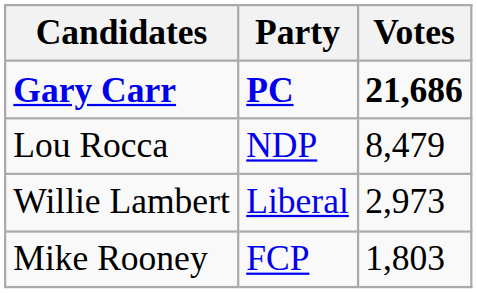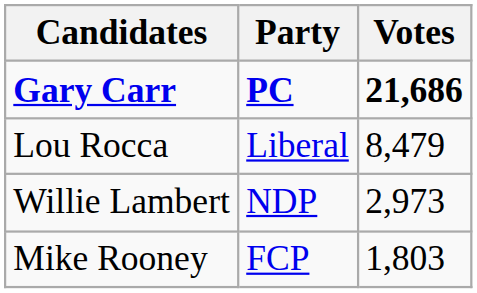(282, 145) NDP -> (298, 145) Liberal
(298, 201) Liberal -> (282, 201) NDP
